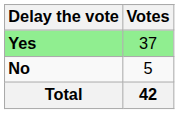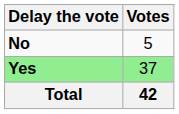rows swapped: (22, 43) <-> (19, 69)
